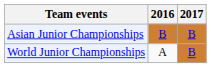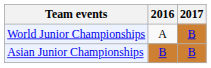rows swapped: (75, 34) <-> (76, 53)
